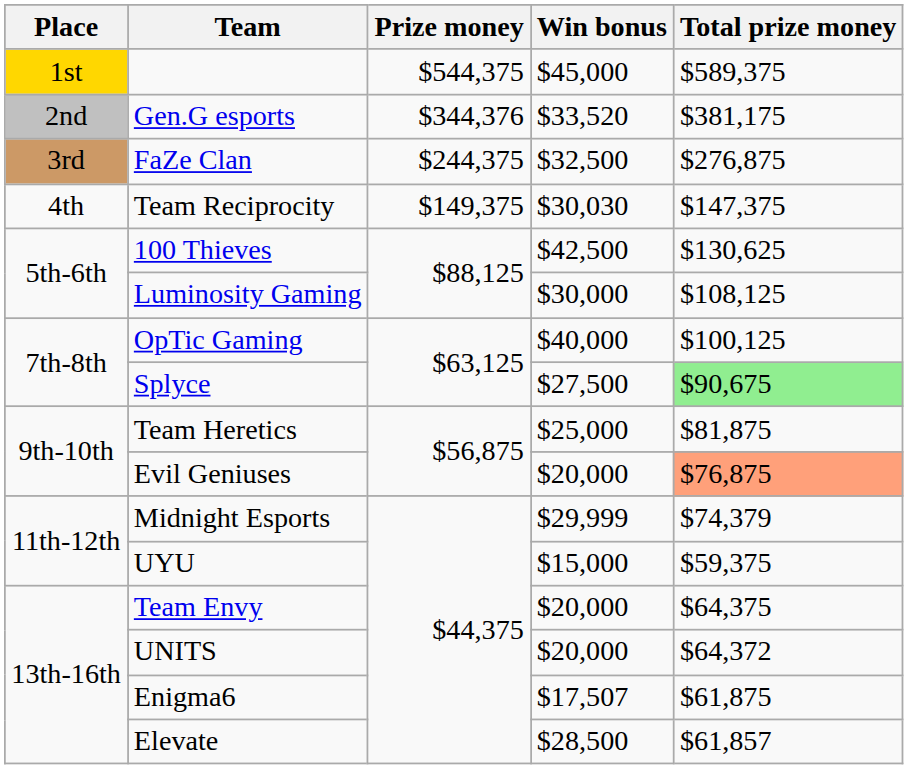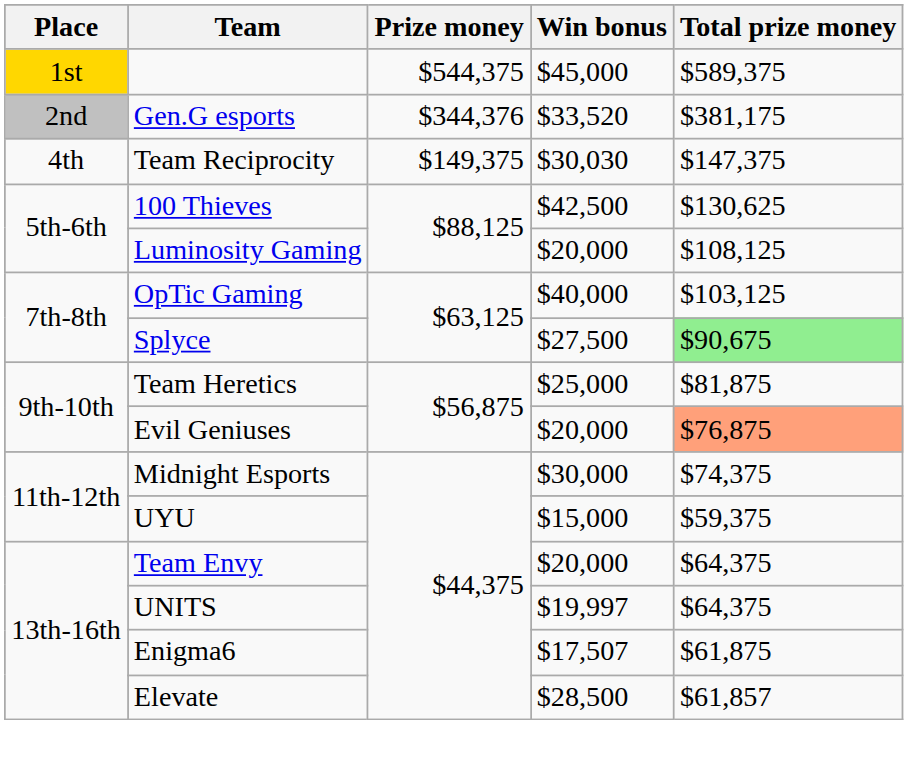- row: (193, 160)
(583, 294) $30,000 -> (583, 250) $20,000
(733, 339) $100,125 -> (733, 294) $103,125
(583, 518) $29,999 -> (583, 473) $30,000
(726, 518) $74,379 -> (726, 473) $74,375
(583, 652) $20,000 -> (583, 607) $19,997
(726, 652) $64,372 -> (726, 607) $64,375
